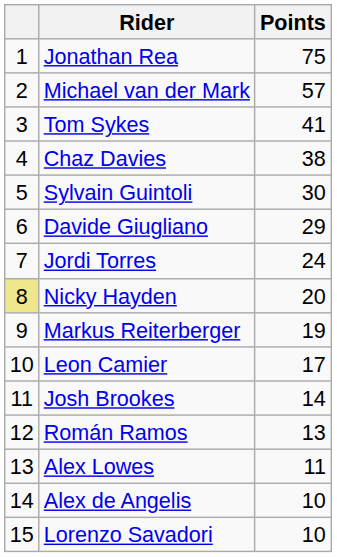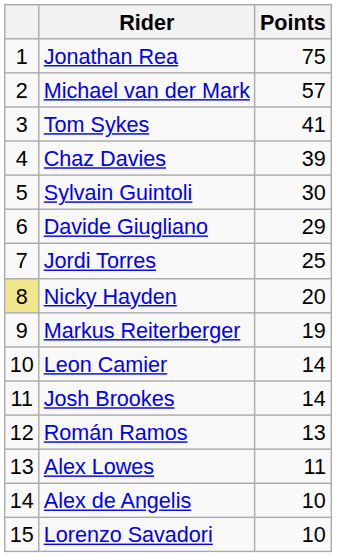(314, 159) 38 -> (314, 159) 39
(314, 261) 24 -> (314, 261) 25
(314, 364) 17 -> (314, 364) 14
